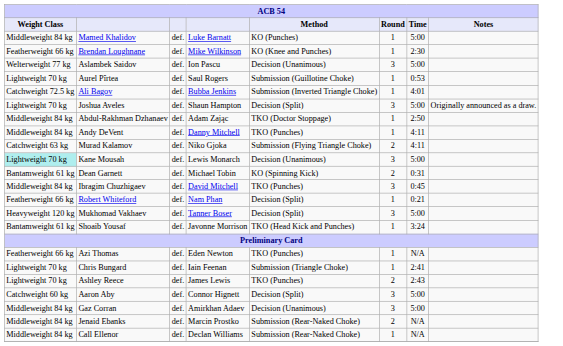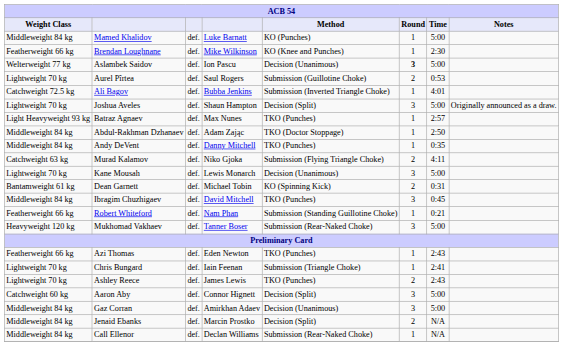(393, 65) normal -> (413, 65) bold
(393, 78) 1 -> (413, 78) 2
+ row: (118, 119)
(418, 132) 4:11 -> (438, 146) 0:35
(37, 159) paleturquoise background -> (37, 173) no background
(277, 200) Decision (Split) -> (331, 213) Submission (Standing Guillotine Choke)
(277, 213) Decision (Split) -> (318, 227) Submission (Rear-Naked Choke)
- row: (102, 227)
(418, 254) N/A -> (438, 254) 2:43
(306, 321) Submission (Rear-Naked Choke) -> (290, 321) Decision (Split)
